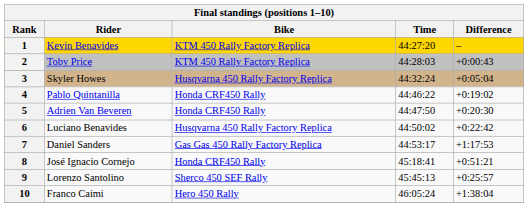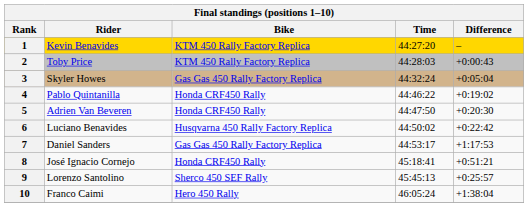(253, 78) Husqvarna 450 Rally Factory Replica -> (248, 78) Gas Gas 450 Rally Factory Replica
